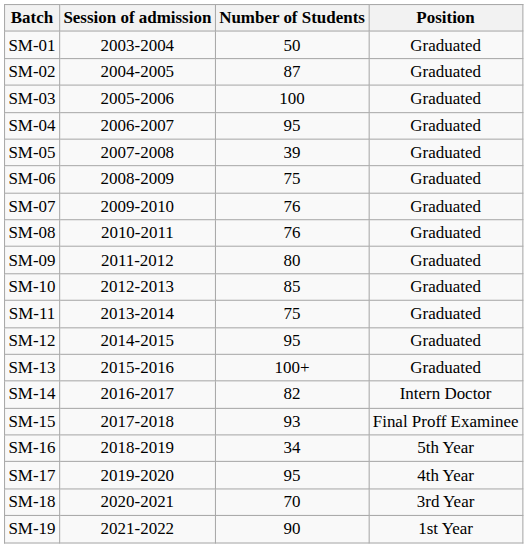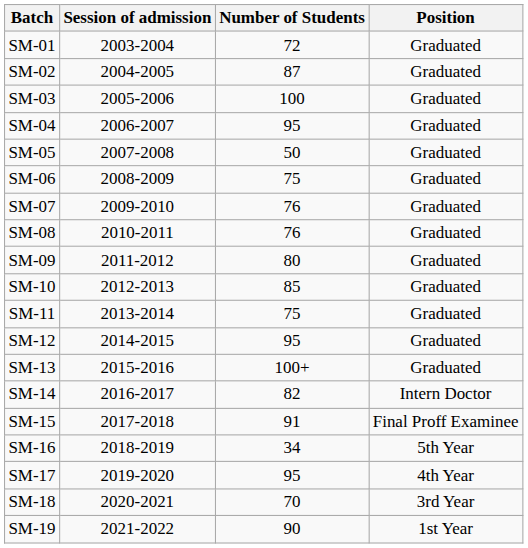(292, 44) 50 -> (292, 44) 72
(292, 152) 39 -> (292, 152) 50
(292, 421) 93 -> (292, 421) 91
